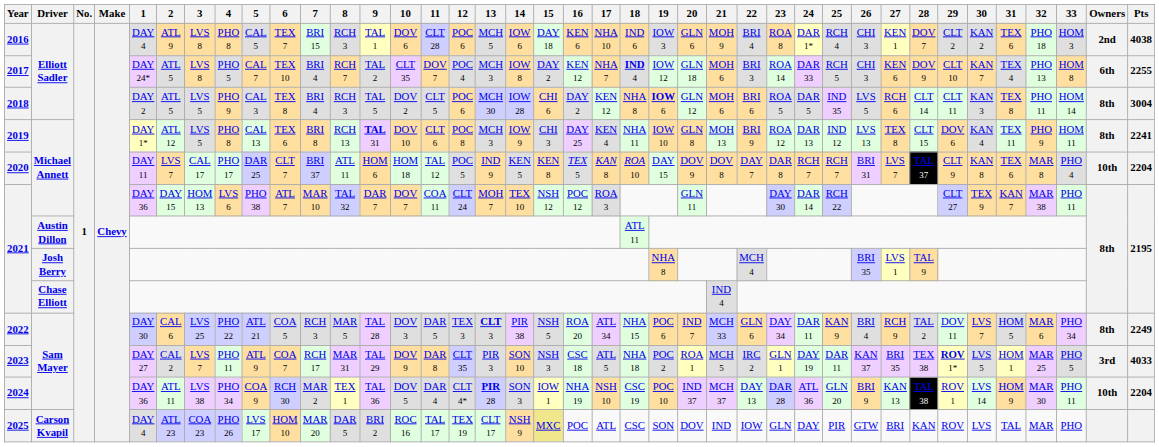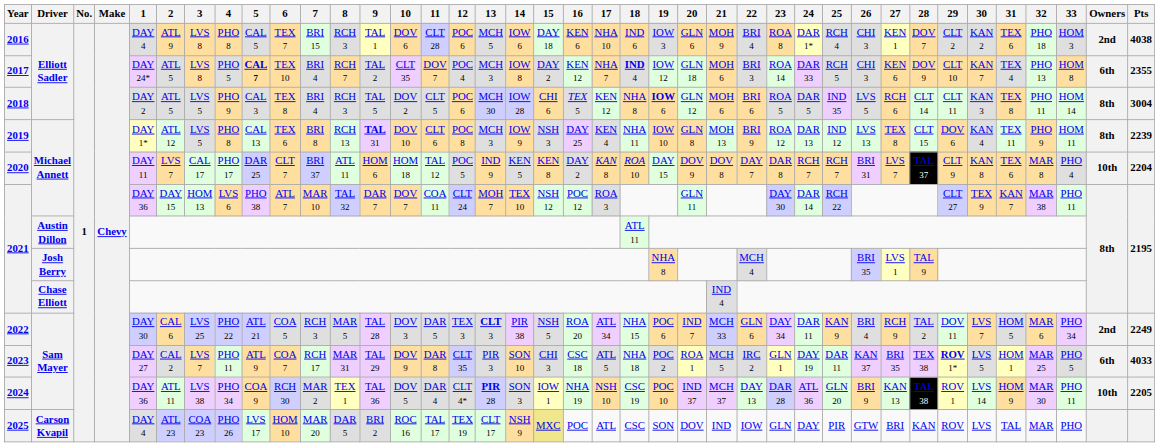(256, 71) normal -> (256, 71) bold
(1141, 71) 2255 -> (1141, 71) 2355
(577, 103) DAY 2 -> (577, 103) TEX 5
(548, 135) CHI 3 -> (548, 135) NSH 3
(1141, 135) 2241 -> (1141, 135) 2239
(577, 167) TEX 5 -> (577, 167) DAY 2
(1107, 329) 8th -> (1107, 329) 2nd
(548, 360) NSH 3 -> (548, 360) CHI 3
(1107, 361) 3rd -> (1107, 361) 6th
(1141, 393) 2204 -> (1141, 393) 2205
